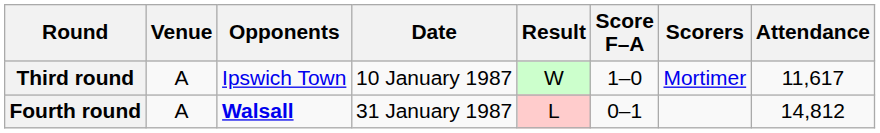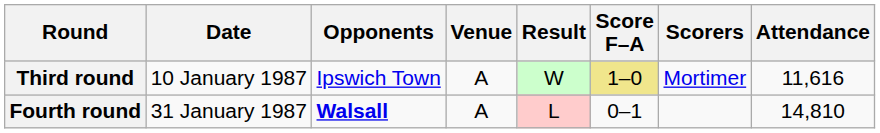columns swapped: (434, 32) <-> (182, 32)
(625, 77) no background -> (625, 77) khaki background
(813, 77) 11,617 -> (813, 77) 11,616
(813, 111) 14,812 -> (813, 111) 14,810
